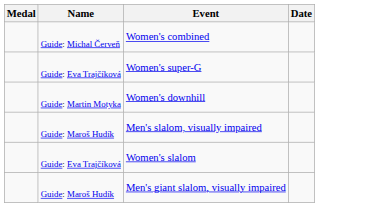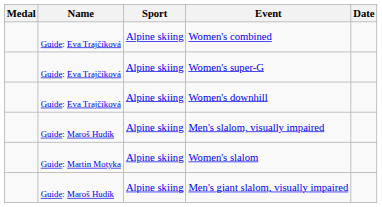+ column: (155, 13)
(80, 44) Guide: Michal Červeň -> (81, 44) Guide: Eva Trajčíková
(81, 104) Guide: Martin Motyka -> (81, 104) Guide: Eva Trajčíková
(81, 165) Guide: Eva Trajčíková -> (81, 165) Guide: Martin Motyka
